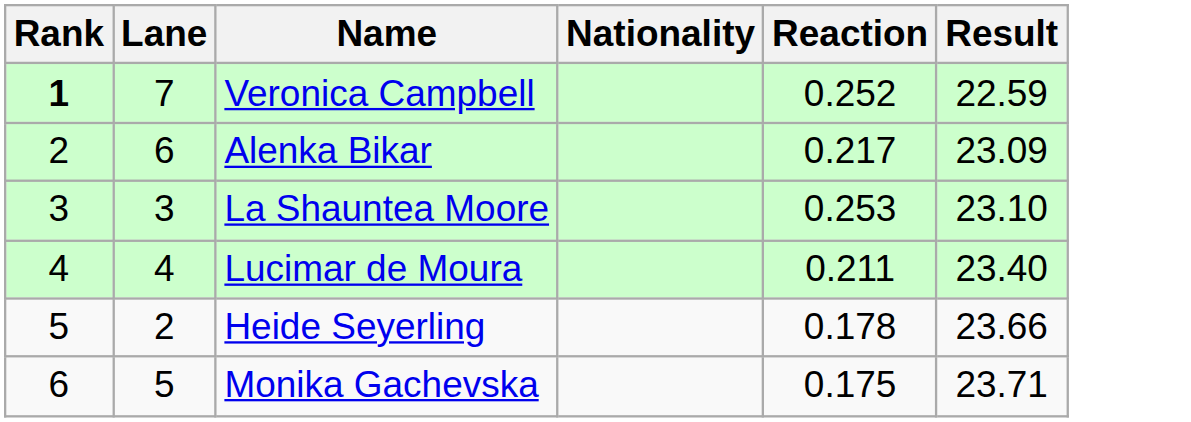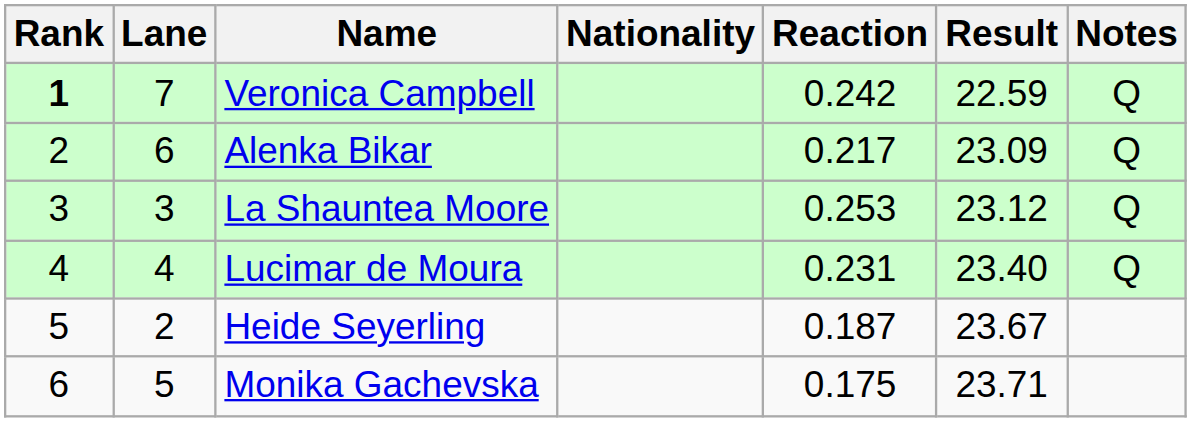+ column: (1127, 33)
(850, 92) 0.252 -> (850, 92) 0.242
(1002, 209) 23.10 -> (1002, 209) 23.12
(850, 268) 0.211 -> (850, 268) 0.231
(850, 326) 0.178 -> (850, 326) 0.187
(1002, 326) 23.66 -> (1002, 326) 23.67
